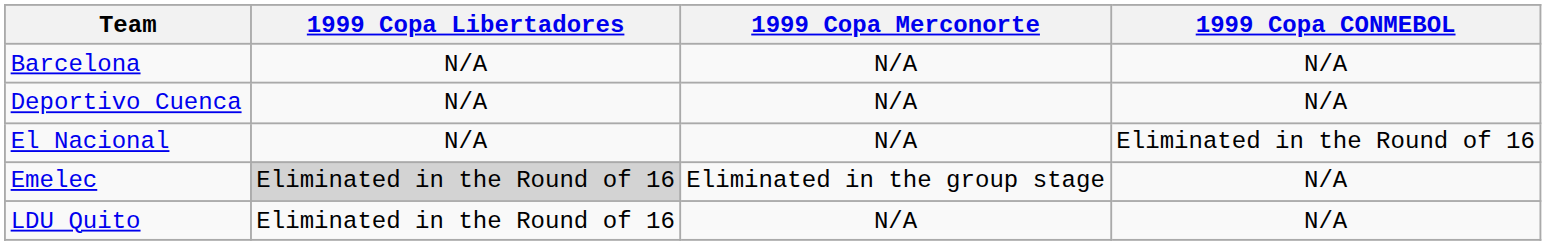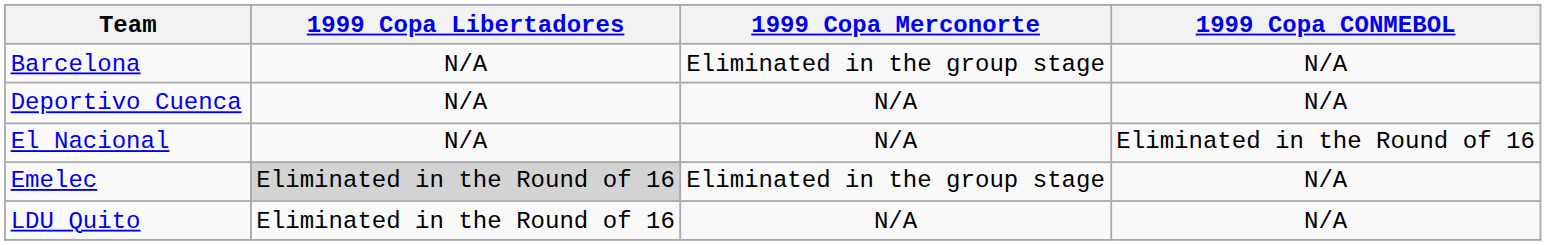(896, 64) N/A -> (896, 64) Eliminated in the group stage
